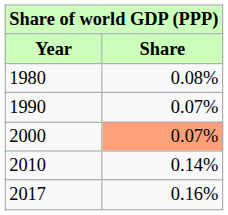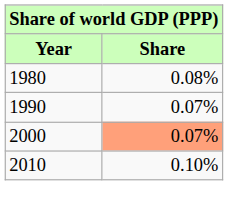(195, 165) 0.14% -> (195, 165) 0.10%
- row: (28, 194)
